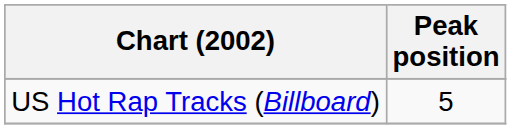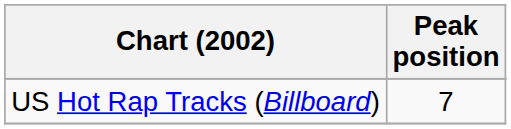(446, 100) 5 -> (446, 100) 7
